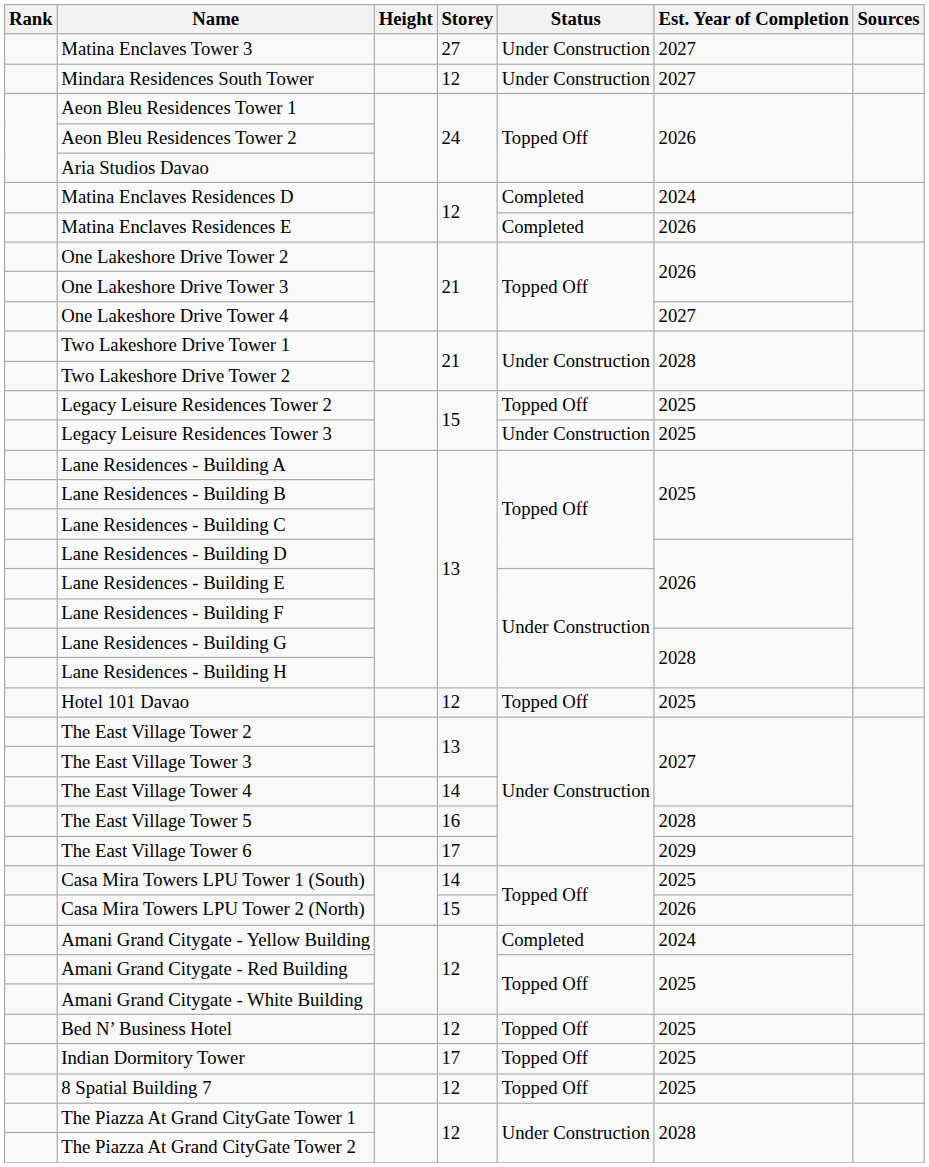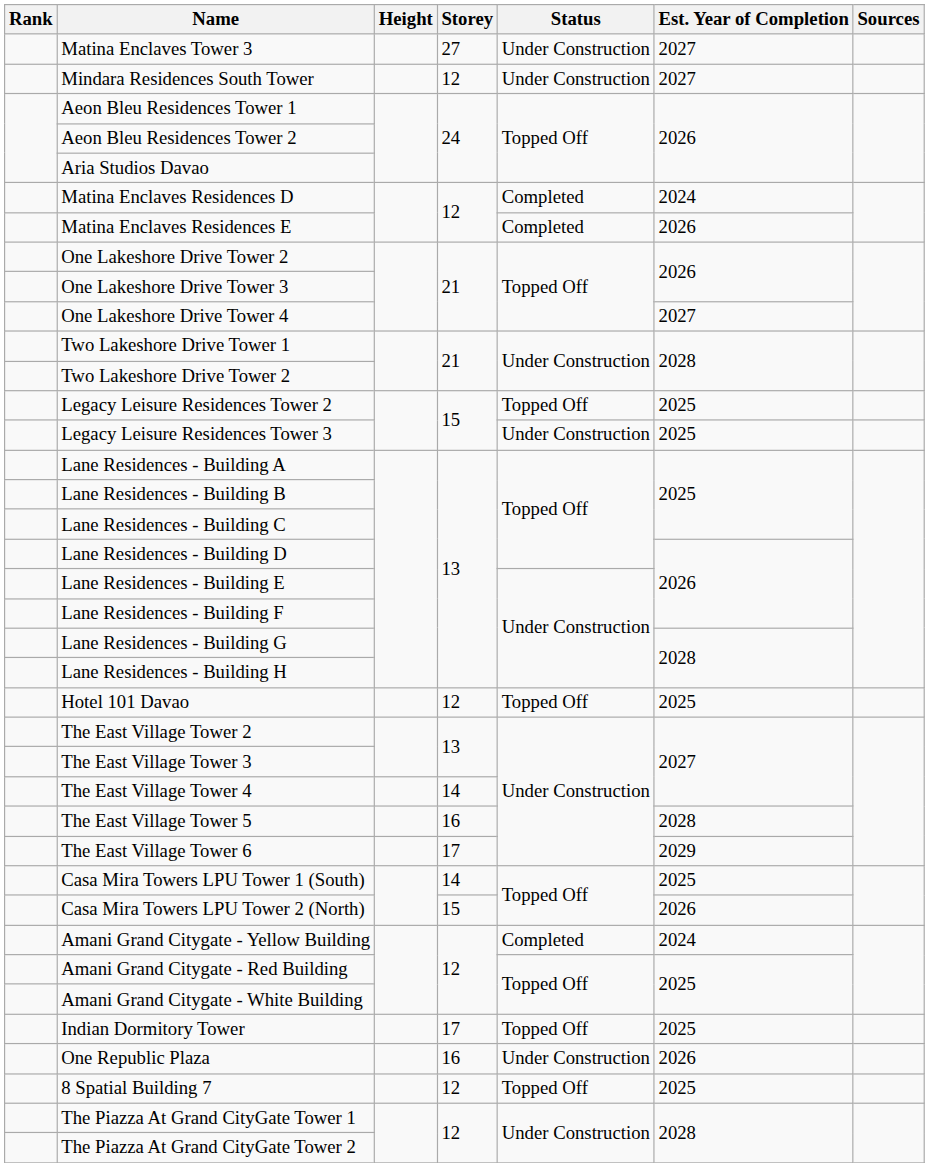- row: (147, 1028)
+ row: (136, 1058)
